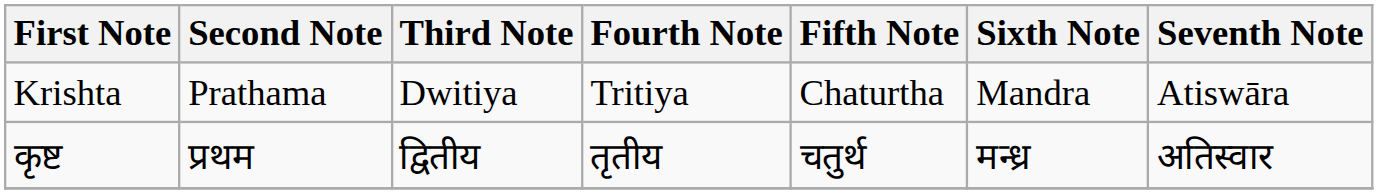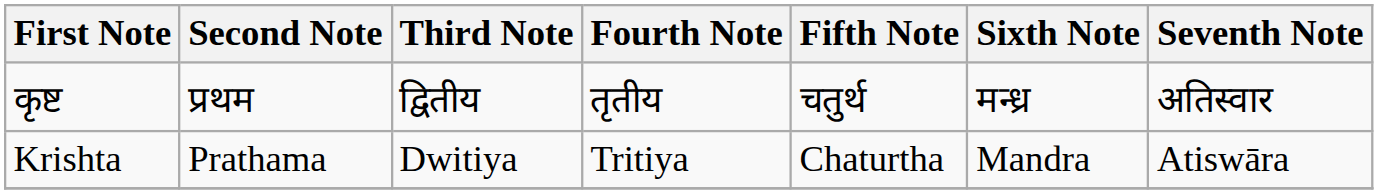rows swapped: (68, 91) <-> (38, 156)
